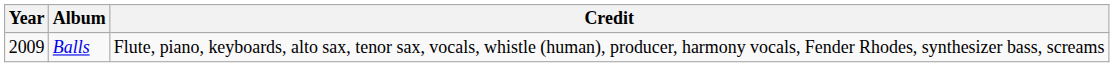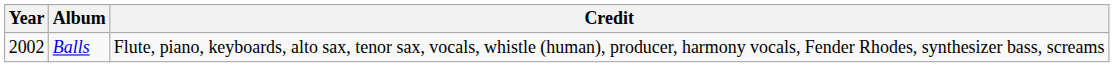(27, 47) 2009 -> (27, 47) 2002
